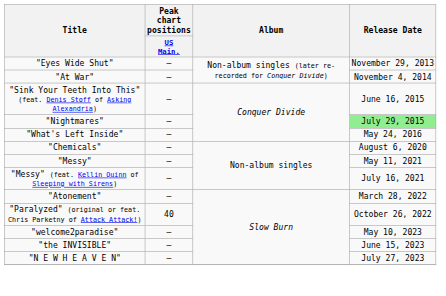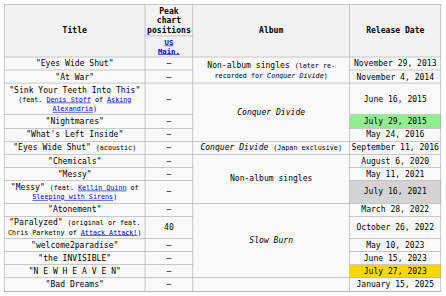+ row: (75, 148)
(393, 179) no background -> (395, 192) lightgrey background
(393, 258) no background -> (395, 271) gold background
+ row: (75, 285)
